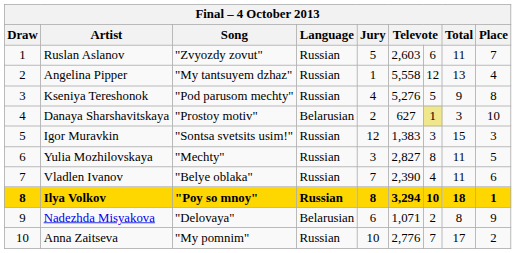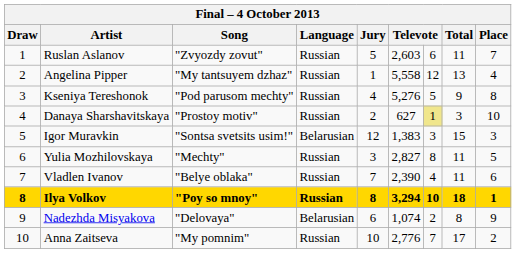(327, 116) Belarusian -> (320, 116) Russian
(320, 136) Russian -> (327, 136) Belarusian
(406, 217) 1,071 -> (406, 217) 1,074
